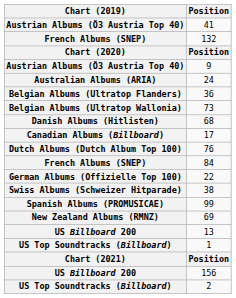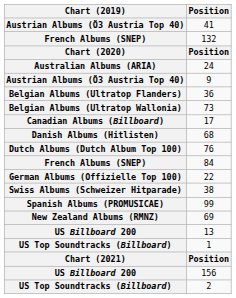rows swapped: (209, 80) <-> (209, 66)
rows swapped: (209, 135) <-> (209, 121)
